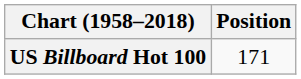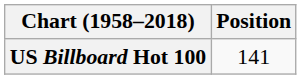(254, 56) 171 -> (254, 56) 141
